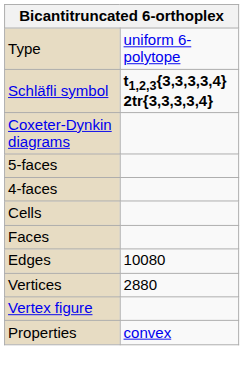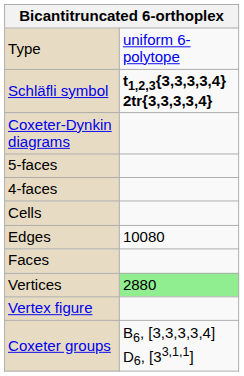rows swapped: (29, 237) <-> (29, 261)
(140, 284) no background -> (140, 284) lightgreen background
+ row: (59, 346)
- row: (42, 332)
